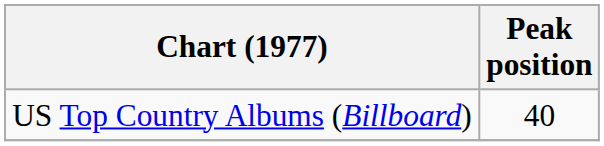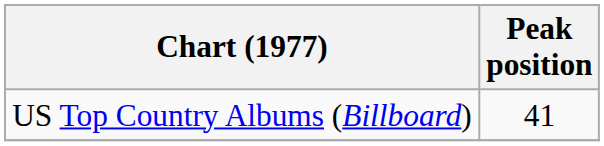(539, 114) 40 -> (539, 114) 41
